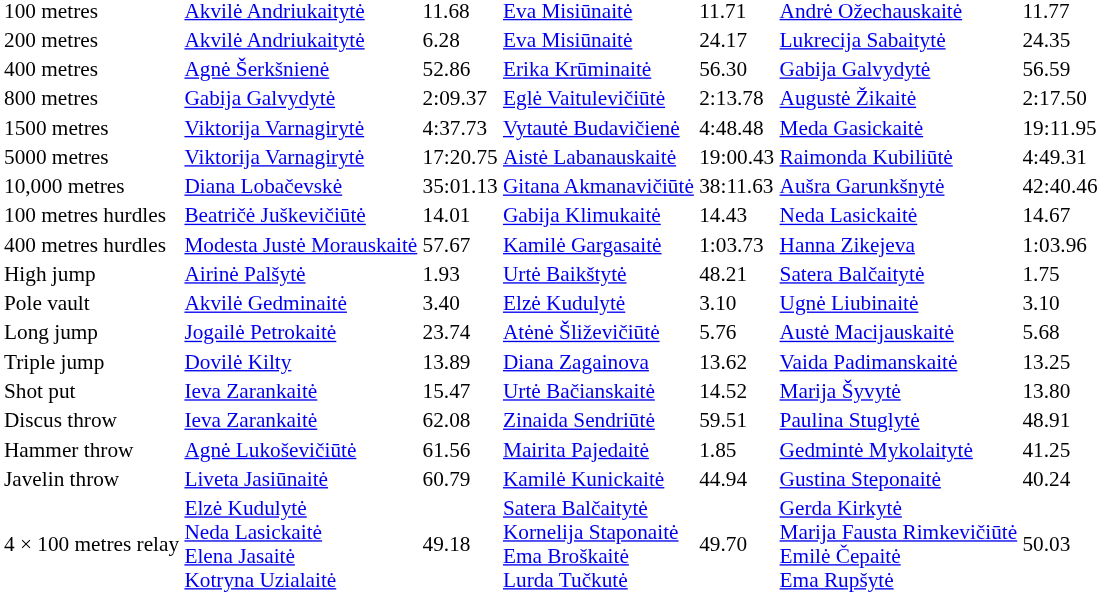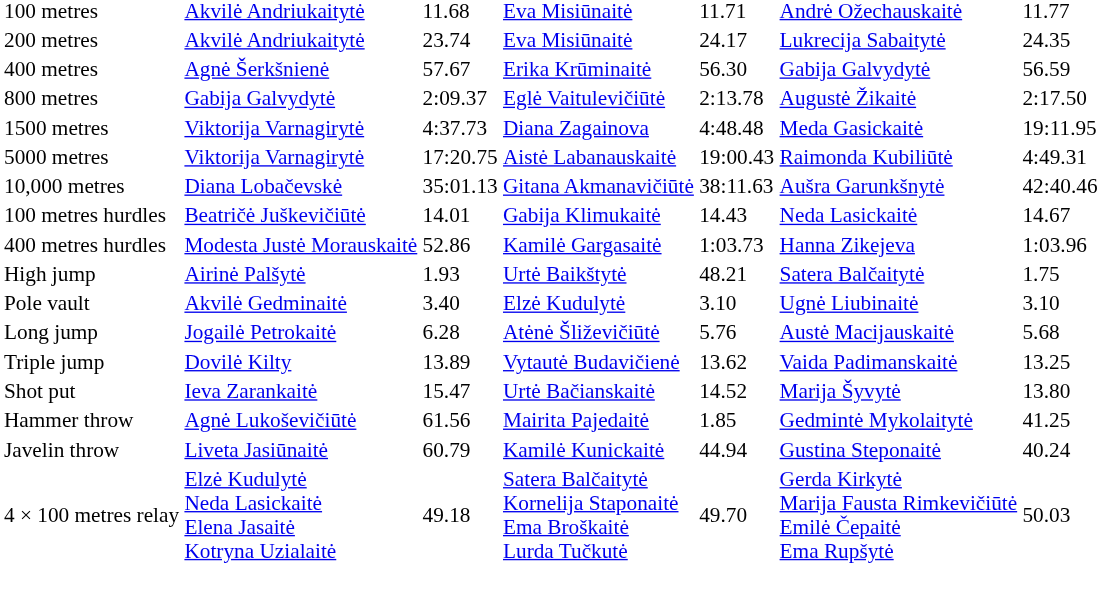(441, 40) 6.28 -> (447, 40) 23.74
(447, 69) 52.86 -> (447, 69) 57.67
(591, 127) Vytautė Budavičienė -> (576, 127) Diana Zagainova
(447, 244) 57.67 -> (447, 244) 52.86
(447, 332) 23.74 -> (441, 332) 6.28
(576, 361) Diana Zagainova -> (591, 361) Vytautė Budavičienė
- row: (60, 420)
